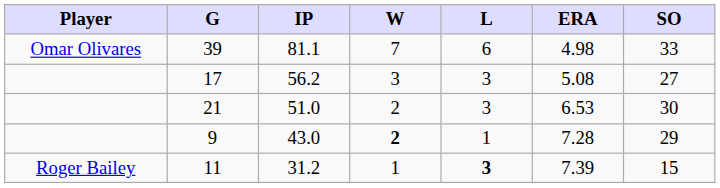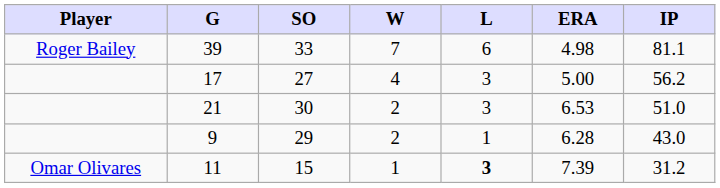columns swapped: (304, 19) <-> (669, 19)
(86, 49) Omar Olivares -> (86, 49) Roger Bailey
(395, 78) 3 -> (395, 78) 4
(578, 78) 5.08 -> (578, 78) 5.00
(395, 138) bold -> (395, 138) normal
(578, 138) 7.28 -> (578, 138) 6.28
(86, 167) Roger Bailey -> (86, 167) Omar Olivares
